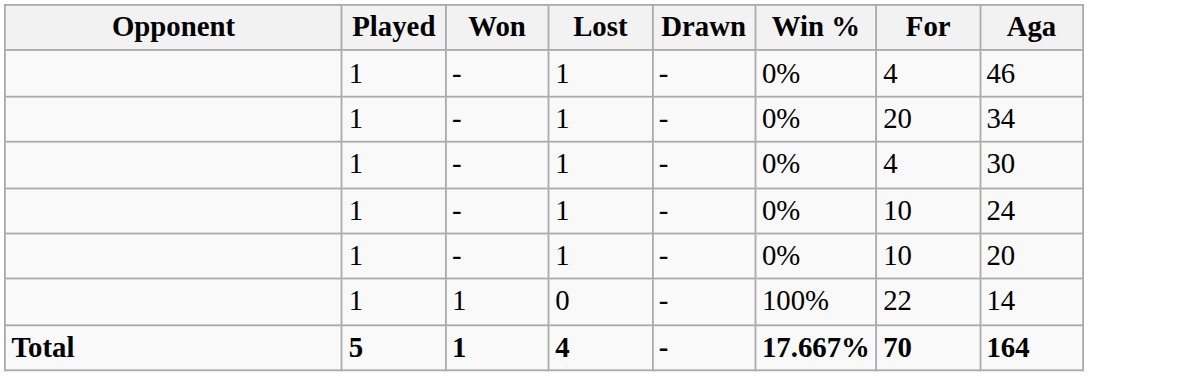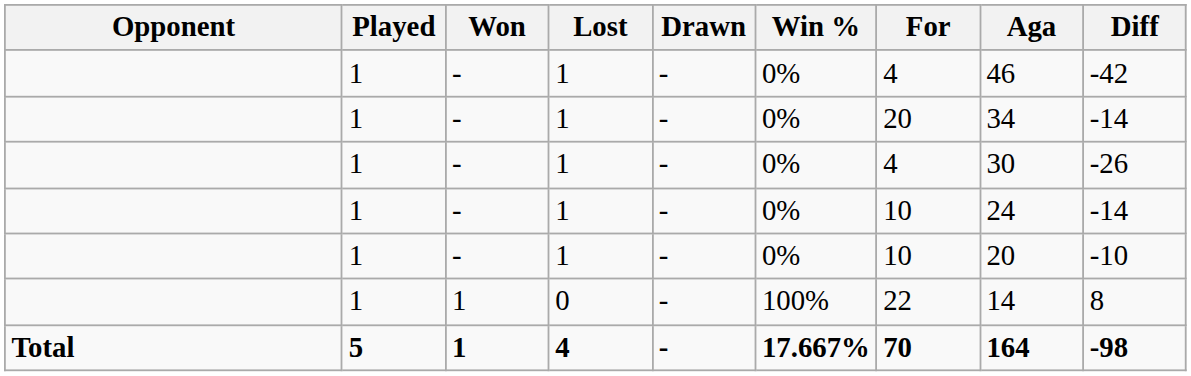+ column: (1135, 27)
